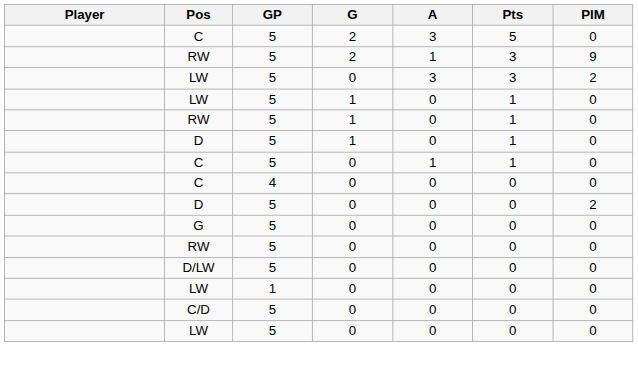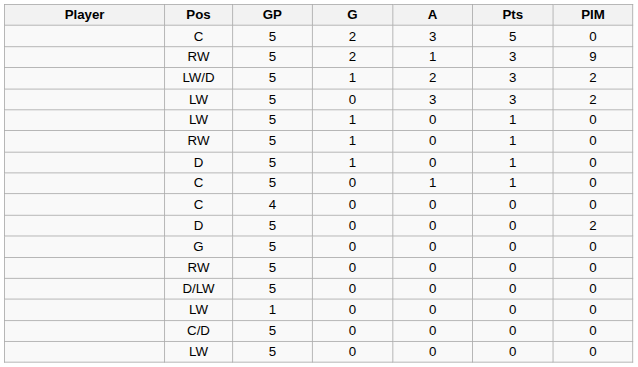+ row: (199, 78)
